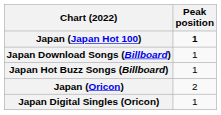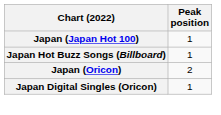(195, 39) bold -> (190, 39) normal
- row: (89, 54)
